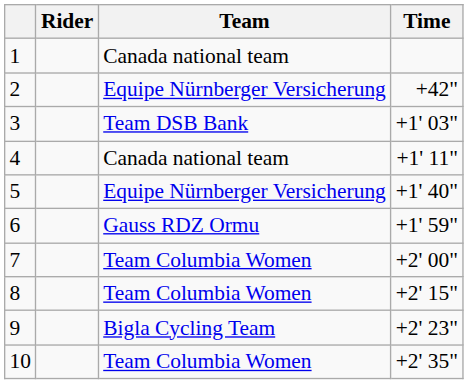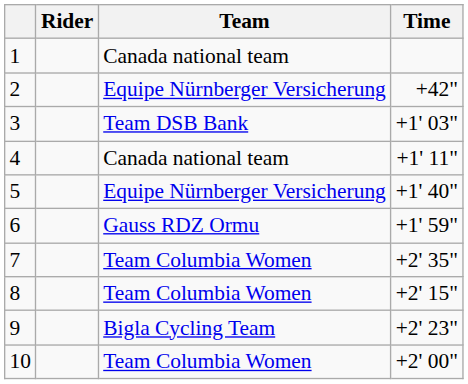(427, 259) +2' 00" -> (427, 259) +2' 35"
(427, 361) +2' 35" -> (427, 361) +2' 00"
